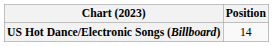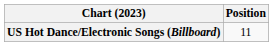(246, 32) 14 -> (246, 32) 11
